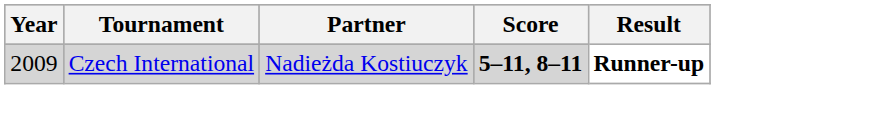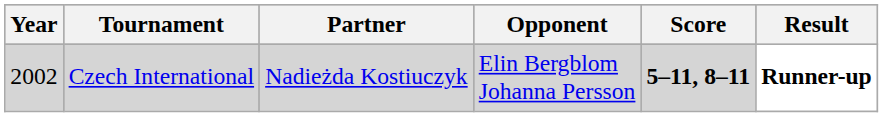+ column: (557, 24)
(34, 63) 2009 -> (34, 77) 2002
